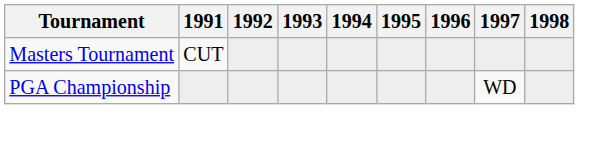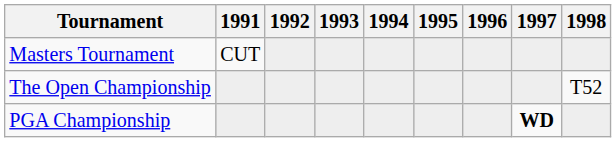+ row: (110, 87)
(500, 87) normal -> (537, 120) bold
